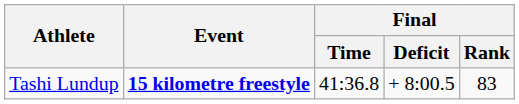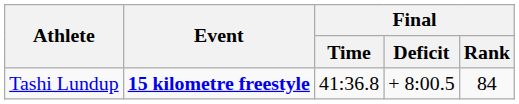(487, 83) 83 -> (487, 83) 84
